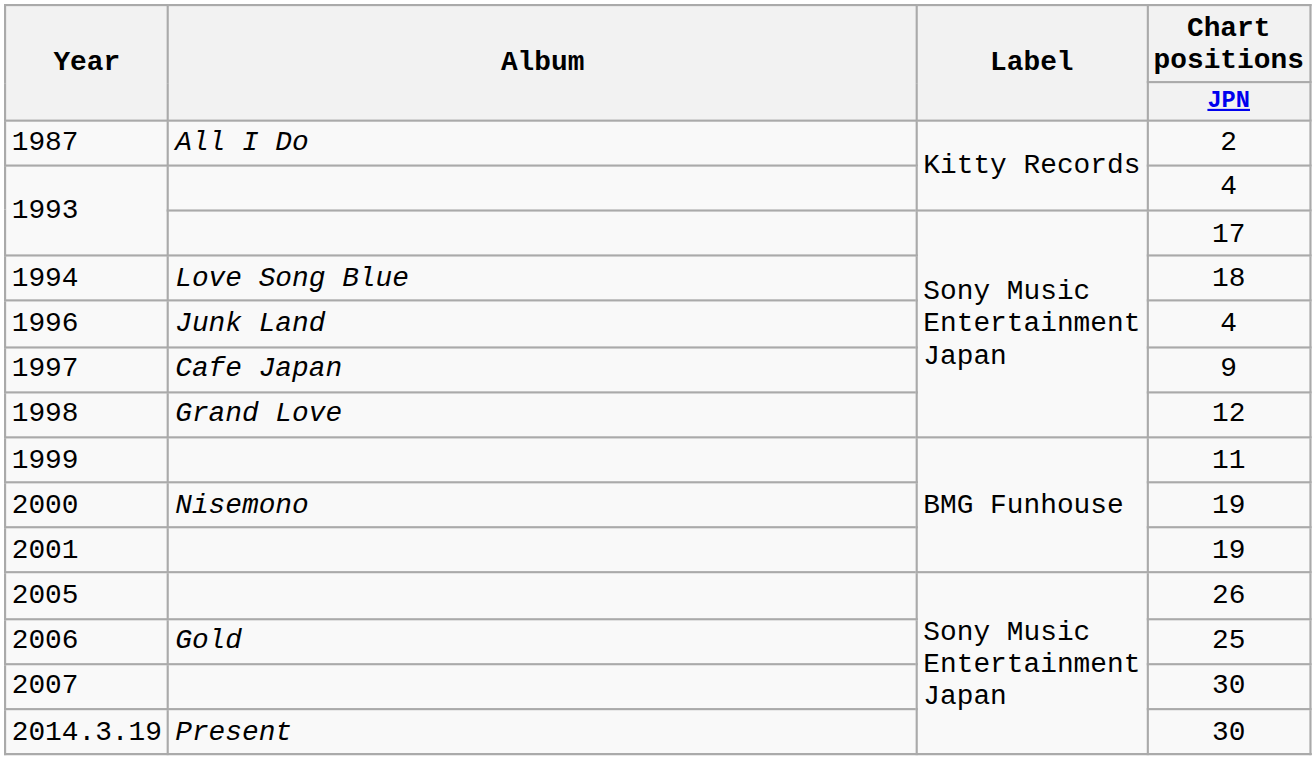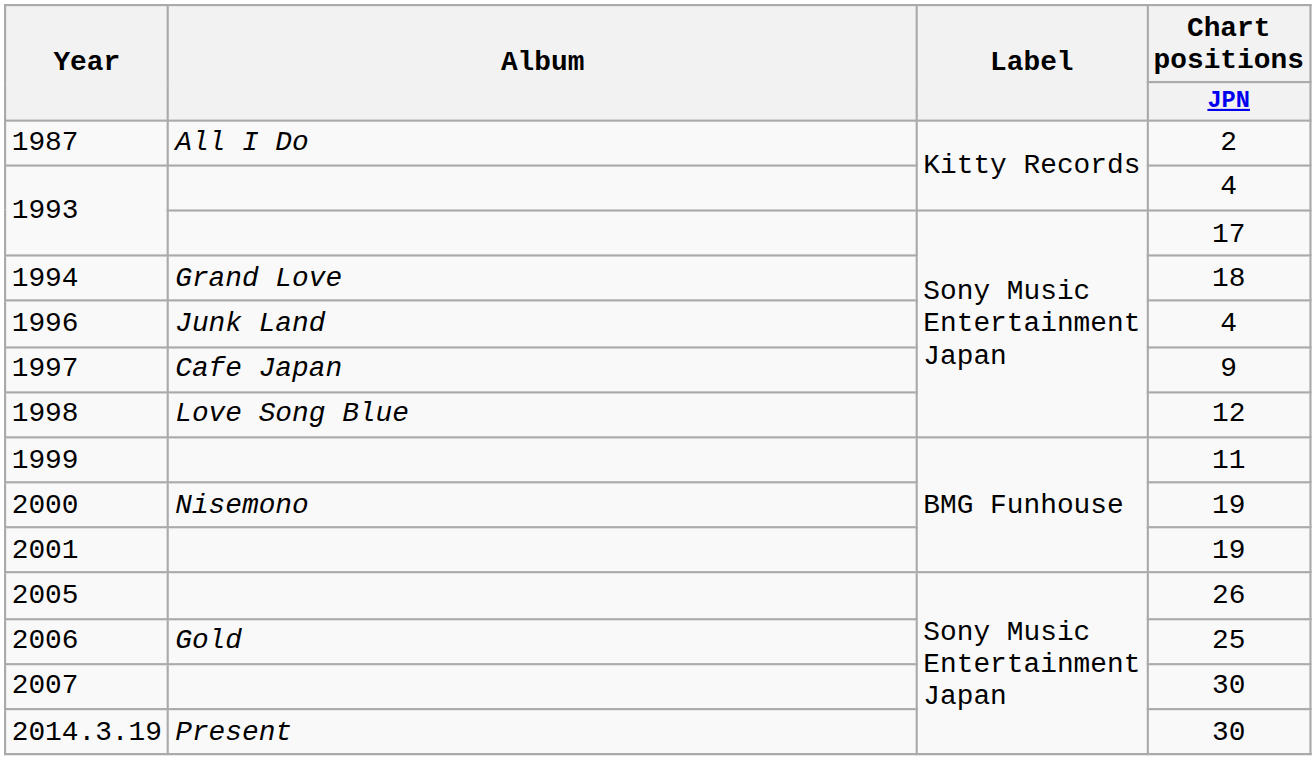(292, 278) Love Song Blue -> (259, 278) Grand Love
(259, 414) Grand Love -> (292, 414) Love Song Blue
